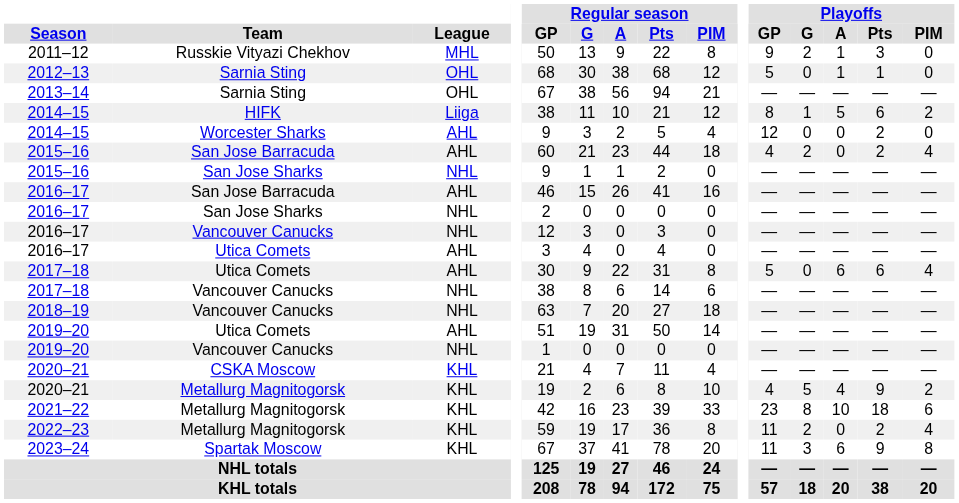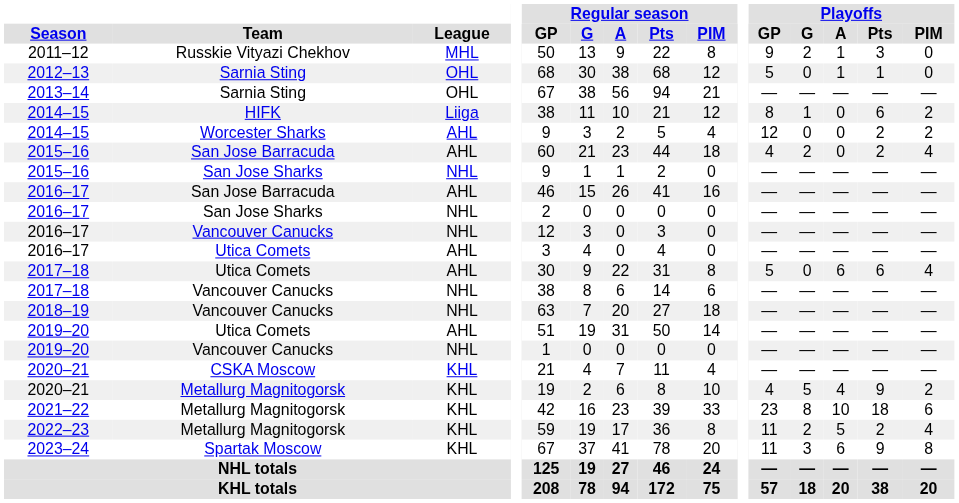(841, 112) 5 -> (841, 112) 0
(929, 132) 0 -> (929, 132) 2
(841, 429) 0 -> (841, 429) 5
